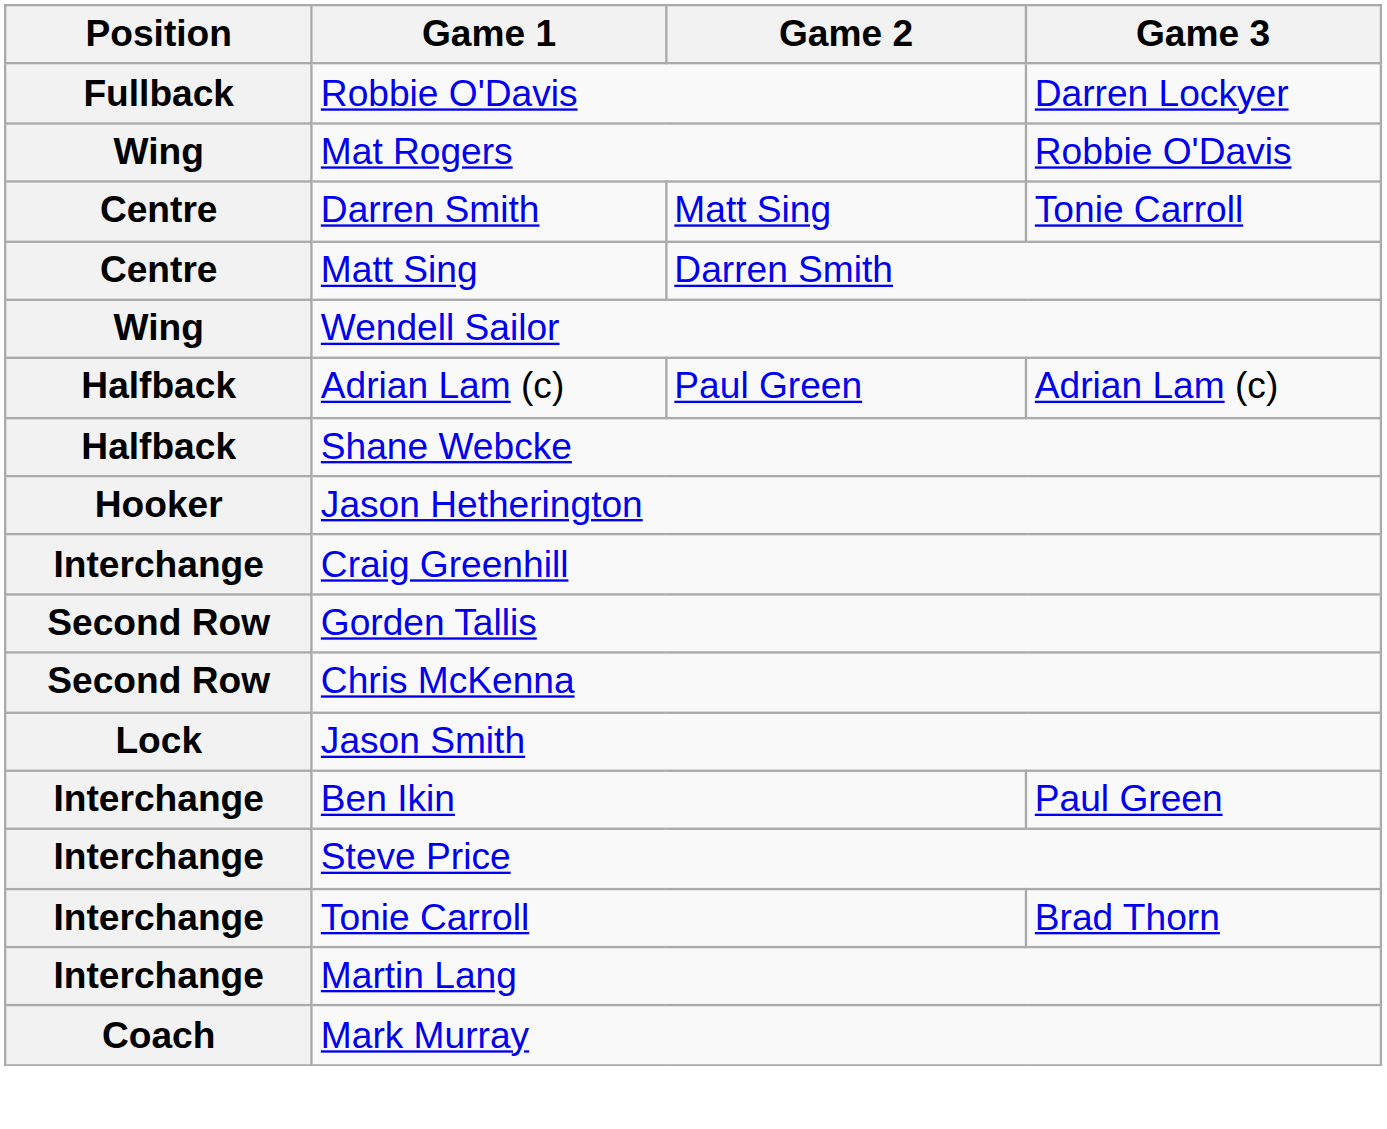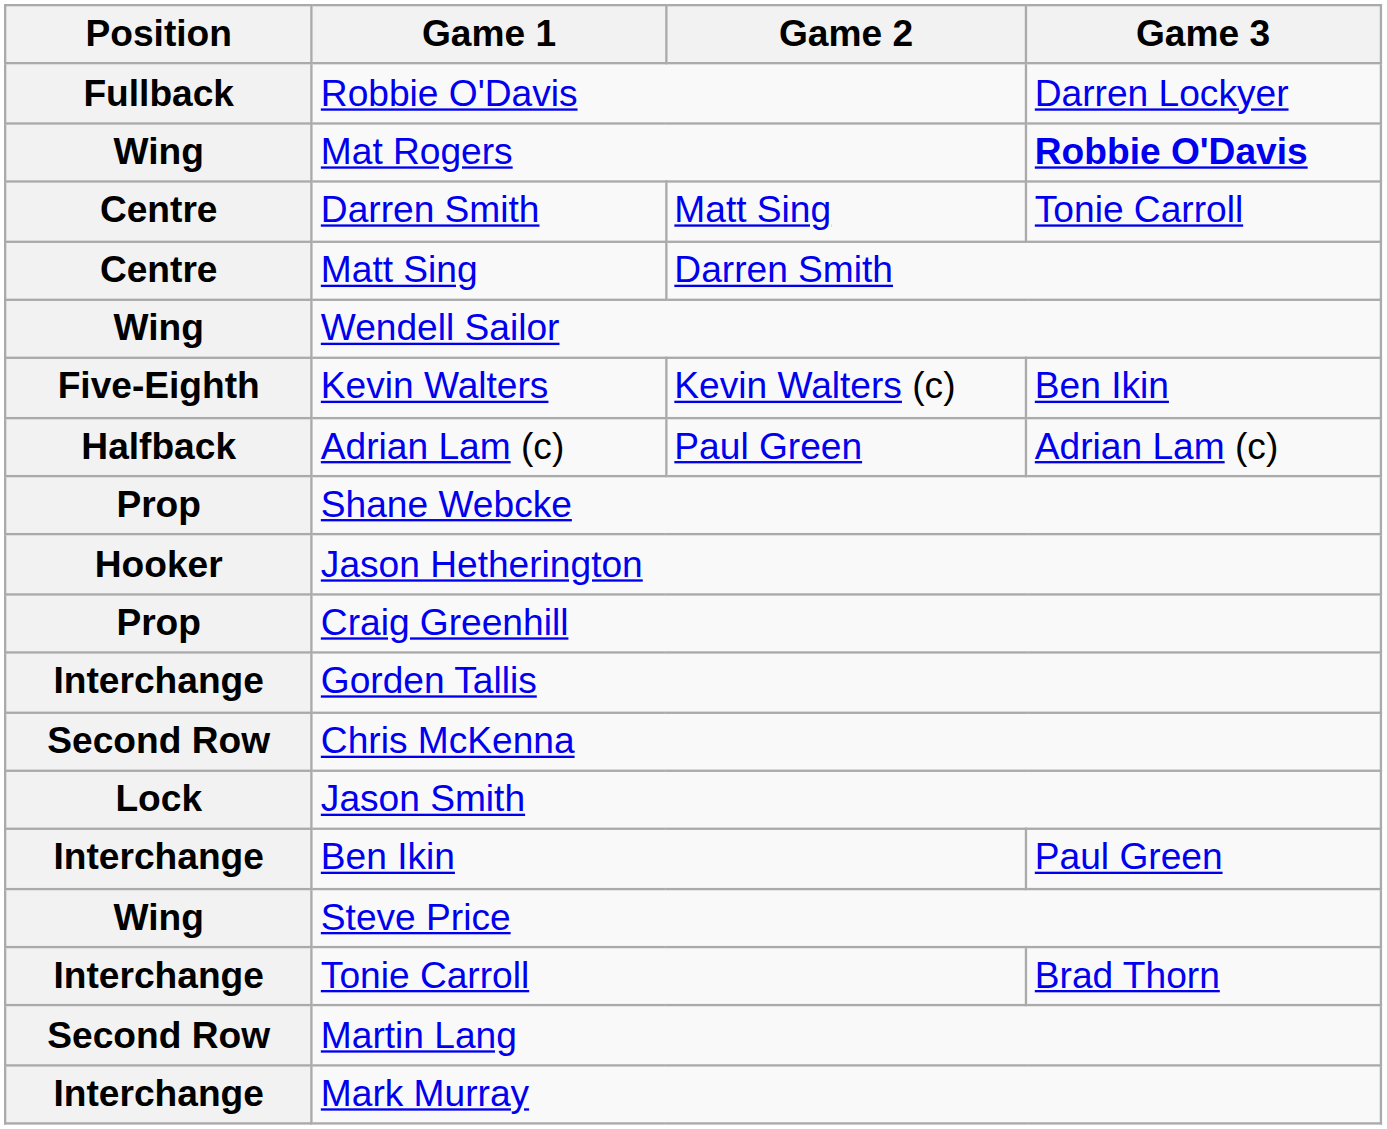(1163, 151) normal -> (1171, 151) bold
+ row: (435, 387)
(159, 446) Halfback -> (159, 504) Prop
(159, 563) Interchange -> (159, 622) Prop
(159, 622) Second Row -> (159, 681) Interchange
(159, 858) Interchange -> (159, 916) Wing
(159, 975) Interchange -> (159, 1034) Second Row
(159, 1034) Coach -> (159, 1093) Interchange
